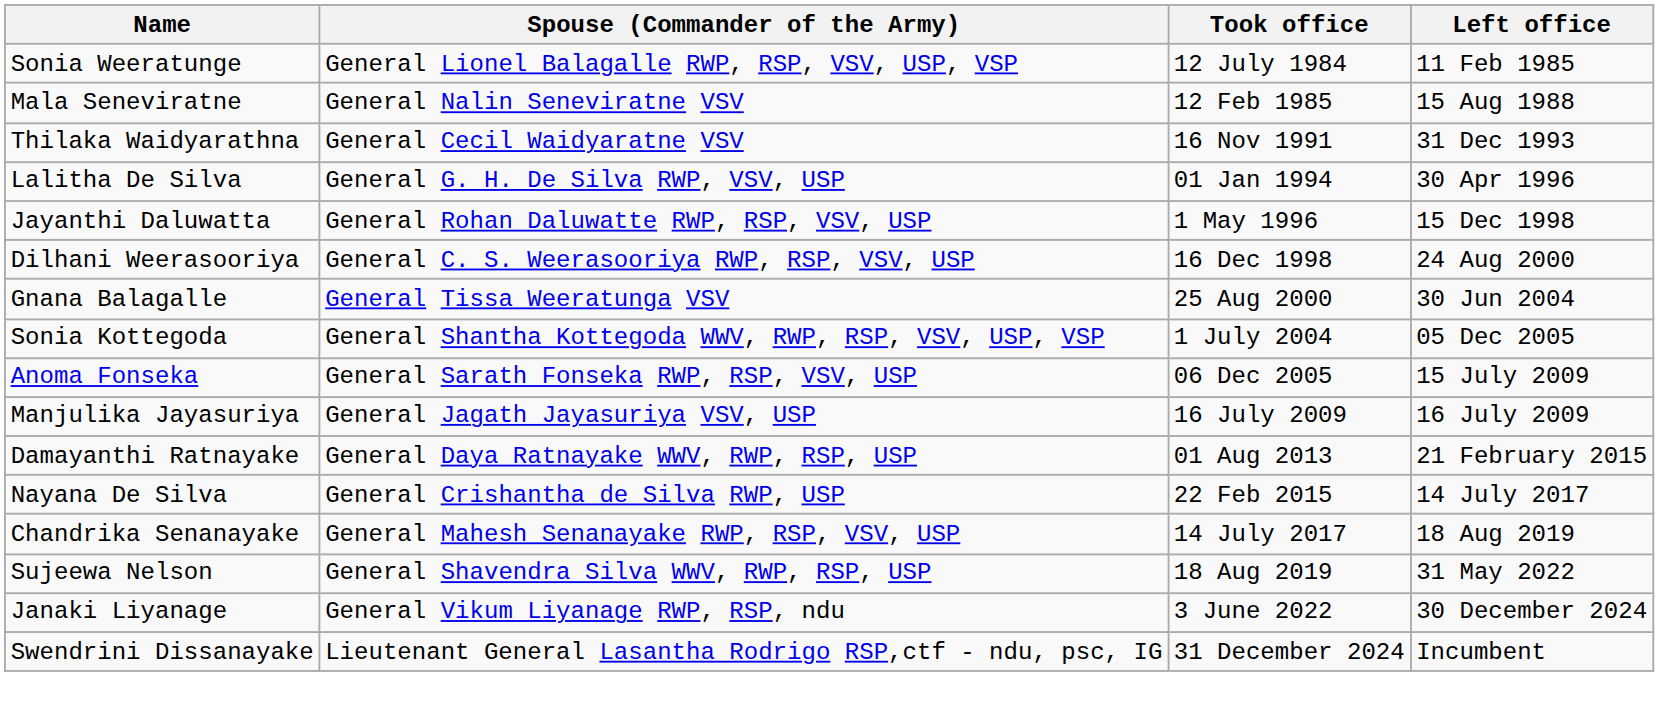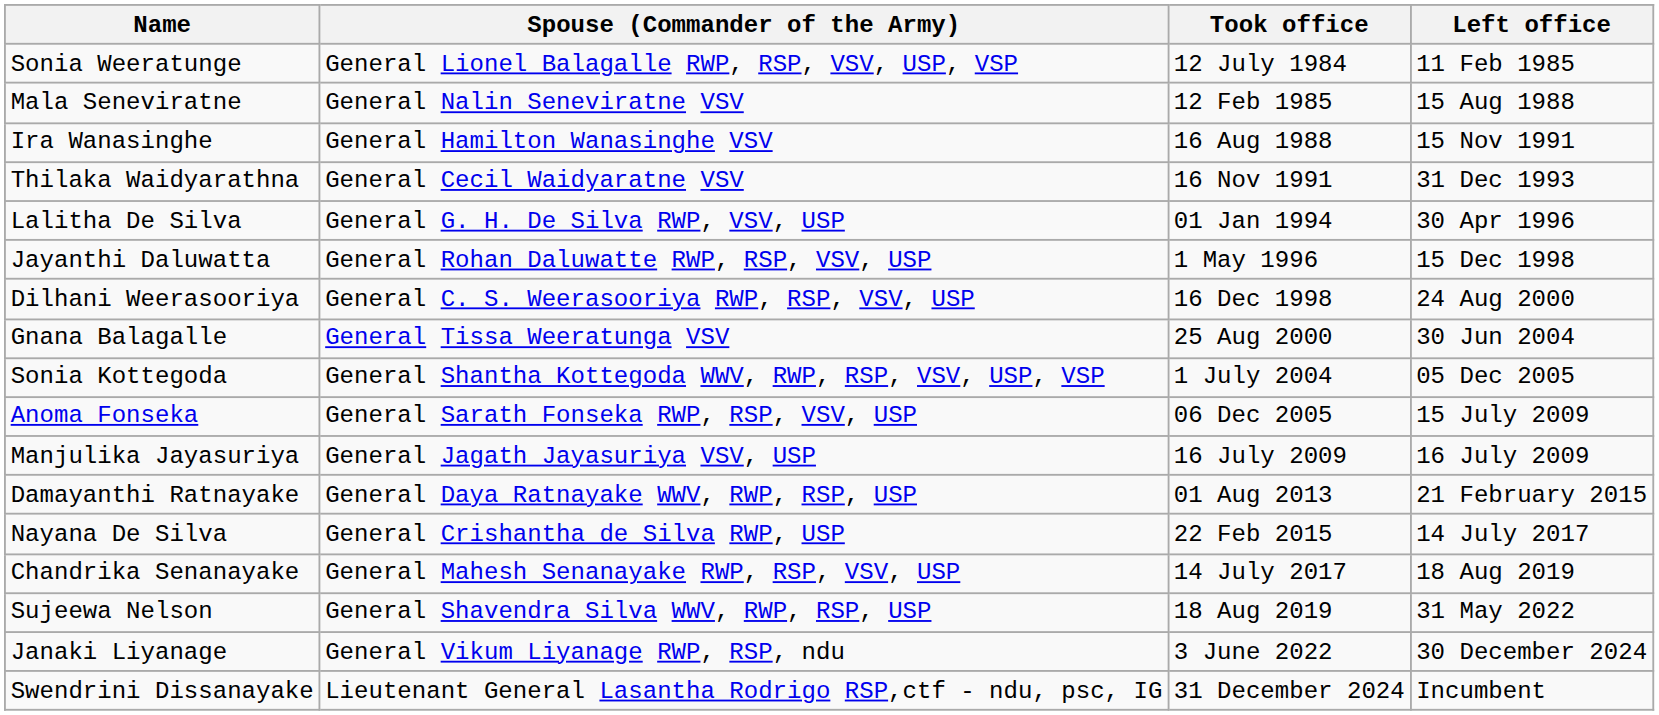+ row: (112, 142)
